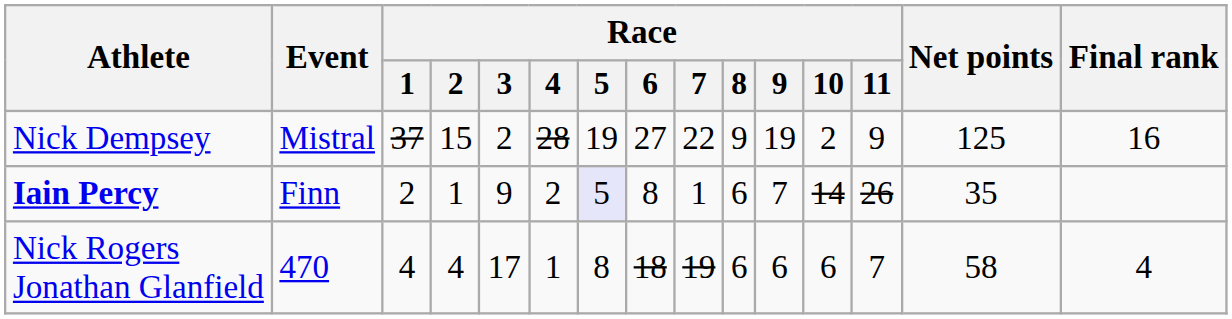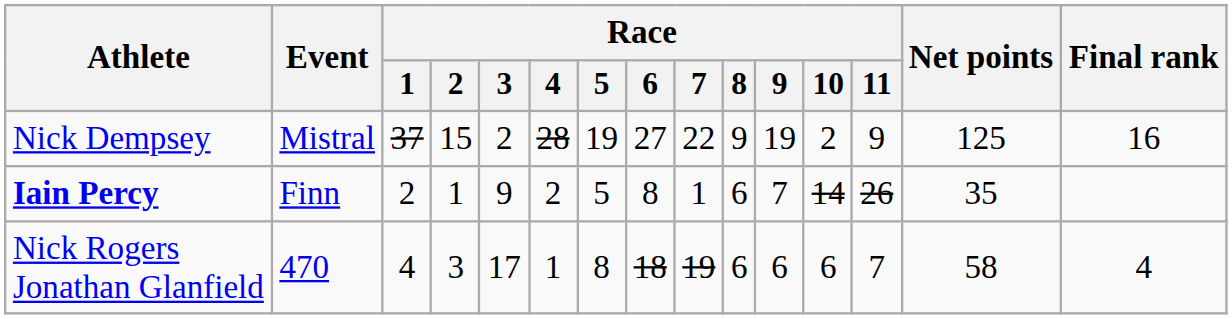(602, 193) lavender background -> (602, 193) no background
(456, 267) 4 -> (456, 267) 3
